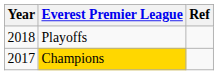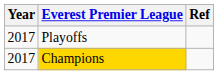(21, 37) 2018 -> (21, 37) 2017
